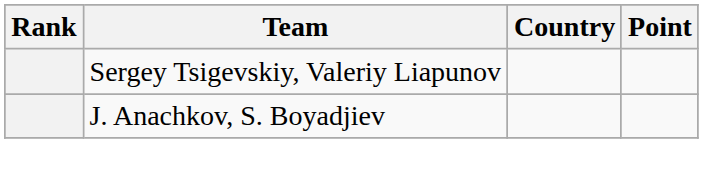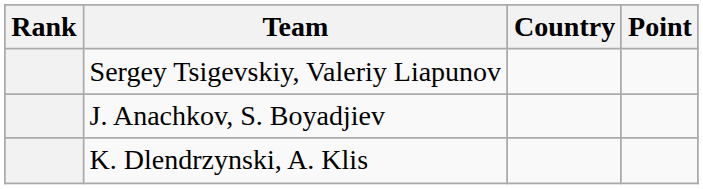+ row: (229, 159)
